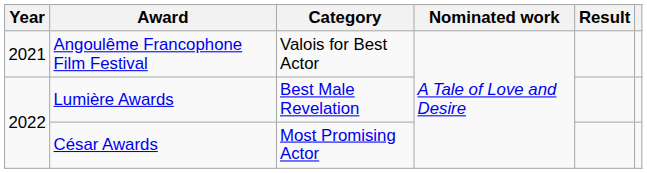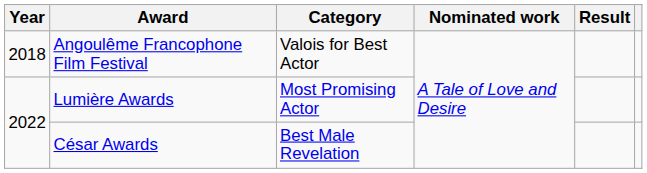(27, 53) 2021 -> (27, 53) 2018
(320, 99) Best Male Revelation -> (338, 99) Most Promising Actor
(338, 145) Most Promising Actor -> (320, 145) Best Male Revelation
